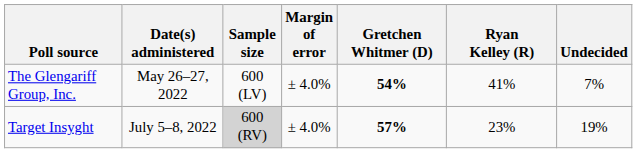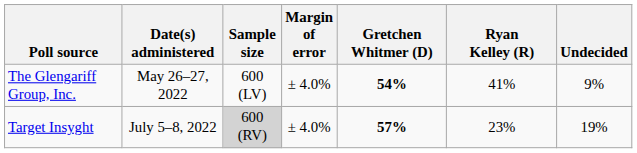(594, 85) 7% -> (594, 85) 9%
